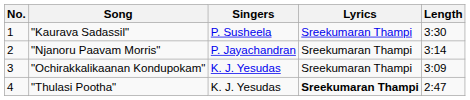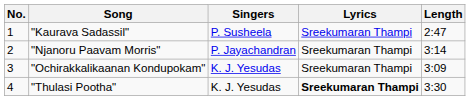(435, 32) 3:30 -> (435, 32) 2:47
(435, 87) 2:47 -> (435, 87) 3:30
